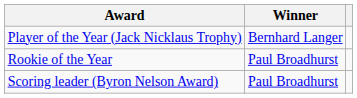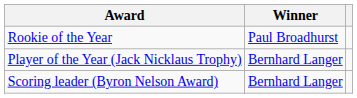rows swapped: (125, 37) <-> (60, 59)
(293, 81) Paul Broadhurst -> (295, 81) Bernhard Langer
